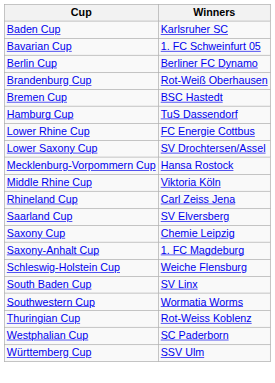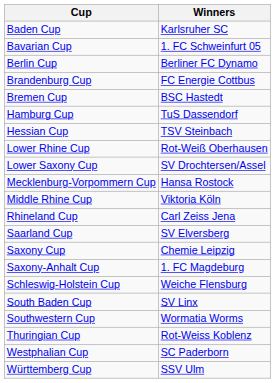(214, 81) Rot-Weiß Oberhausen -> (208, 81) FC Energie Cottbus
+ row: (37, 132)
(208, 132) FC Energie Cottbus -> (214, 149) Rot-Weiß Oberhausen
